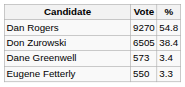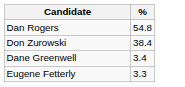- column: (144, 12)
